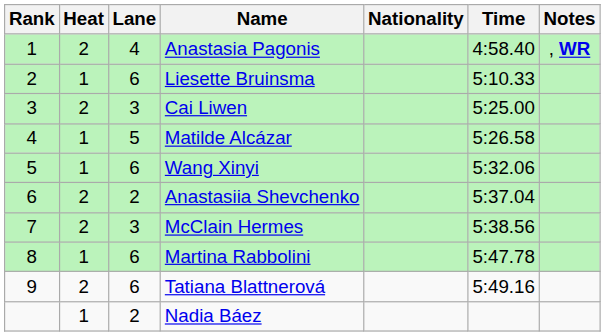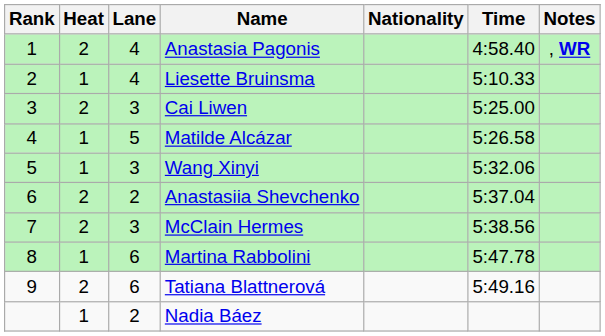(134, 78) 6 -> (134, 78) 4
(134, 167) 6 -> (134, 167) 3
